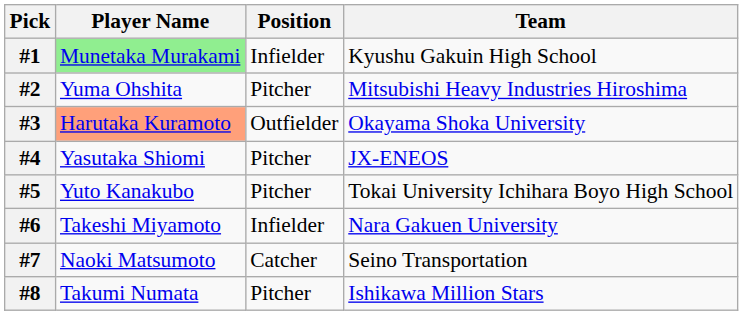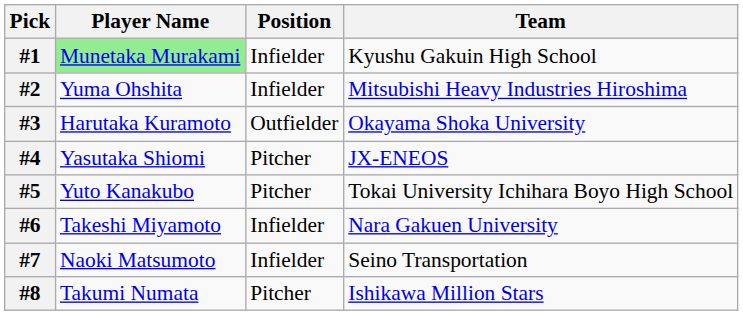(281, 89) Pitcher -> (287, 89) Infielder
(145, 123) lightsalmon background -> (145, 123) no background
(284, 259) Catcher -> (287, 259) Infielder
